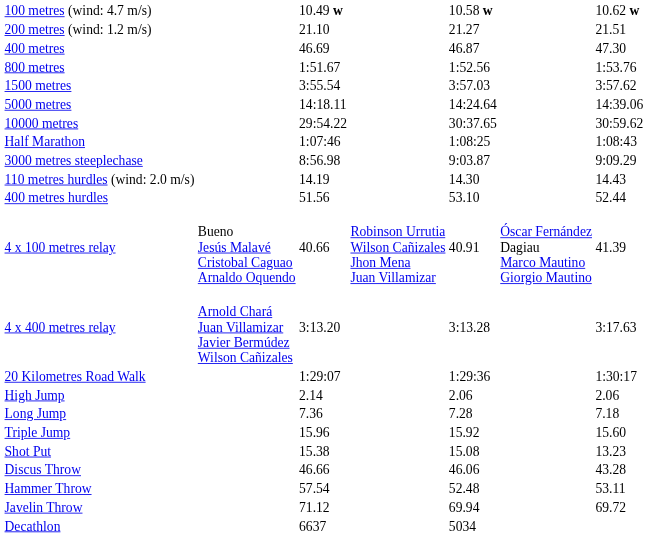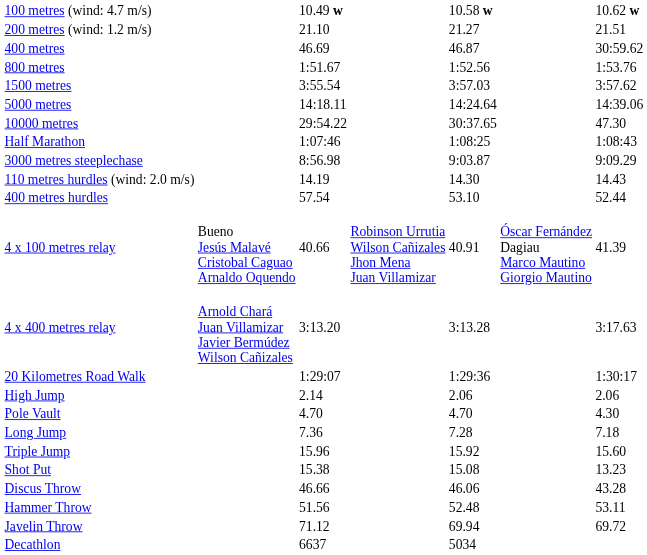(611, 48) 47.30 -> (619, 48) 30:59.62
(619, 123) 30:59.62 -> (611, 123) 47.30
(314, 198) 51.56 -> (314, 198) 57.54
+ row: (33, 414)
(314, 488) 57.54 -> (314, 507) 51.56
